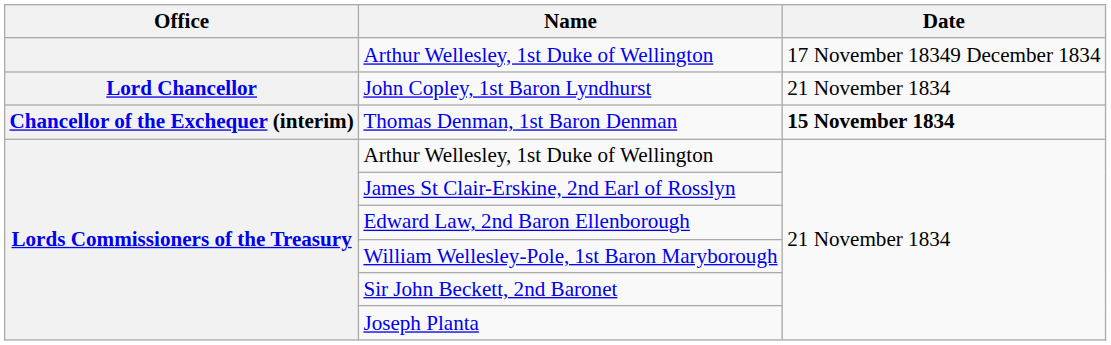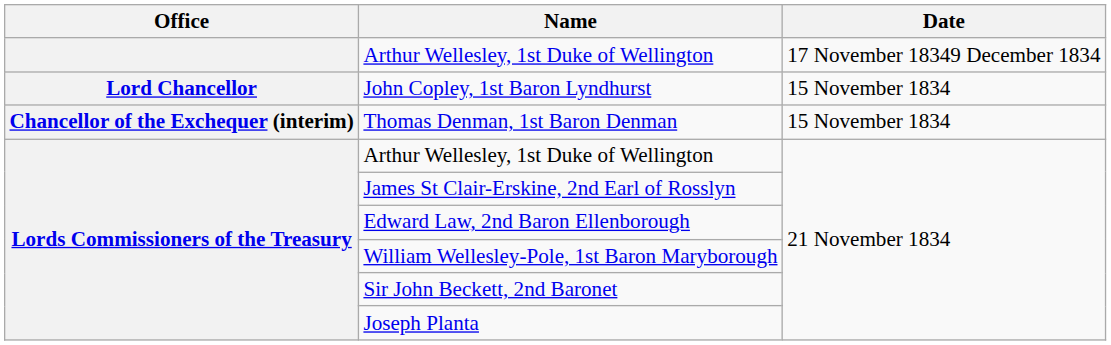(869, 88) 21 November 1834 -> (869, 88) 15 November 1834
(871, 121) bold -> (869, 121) normal
